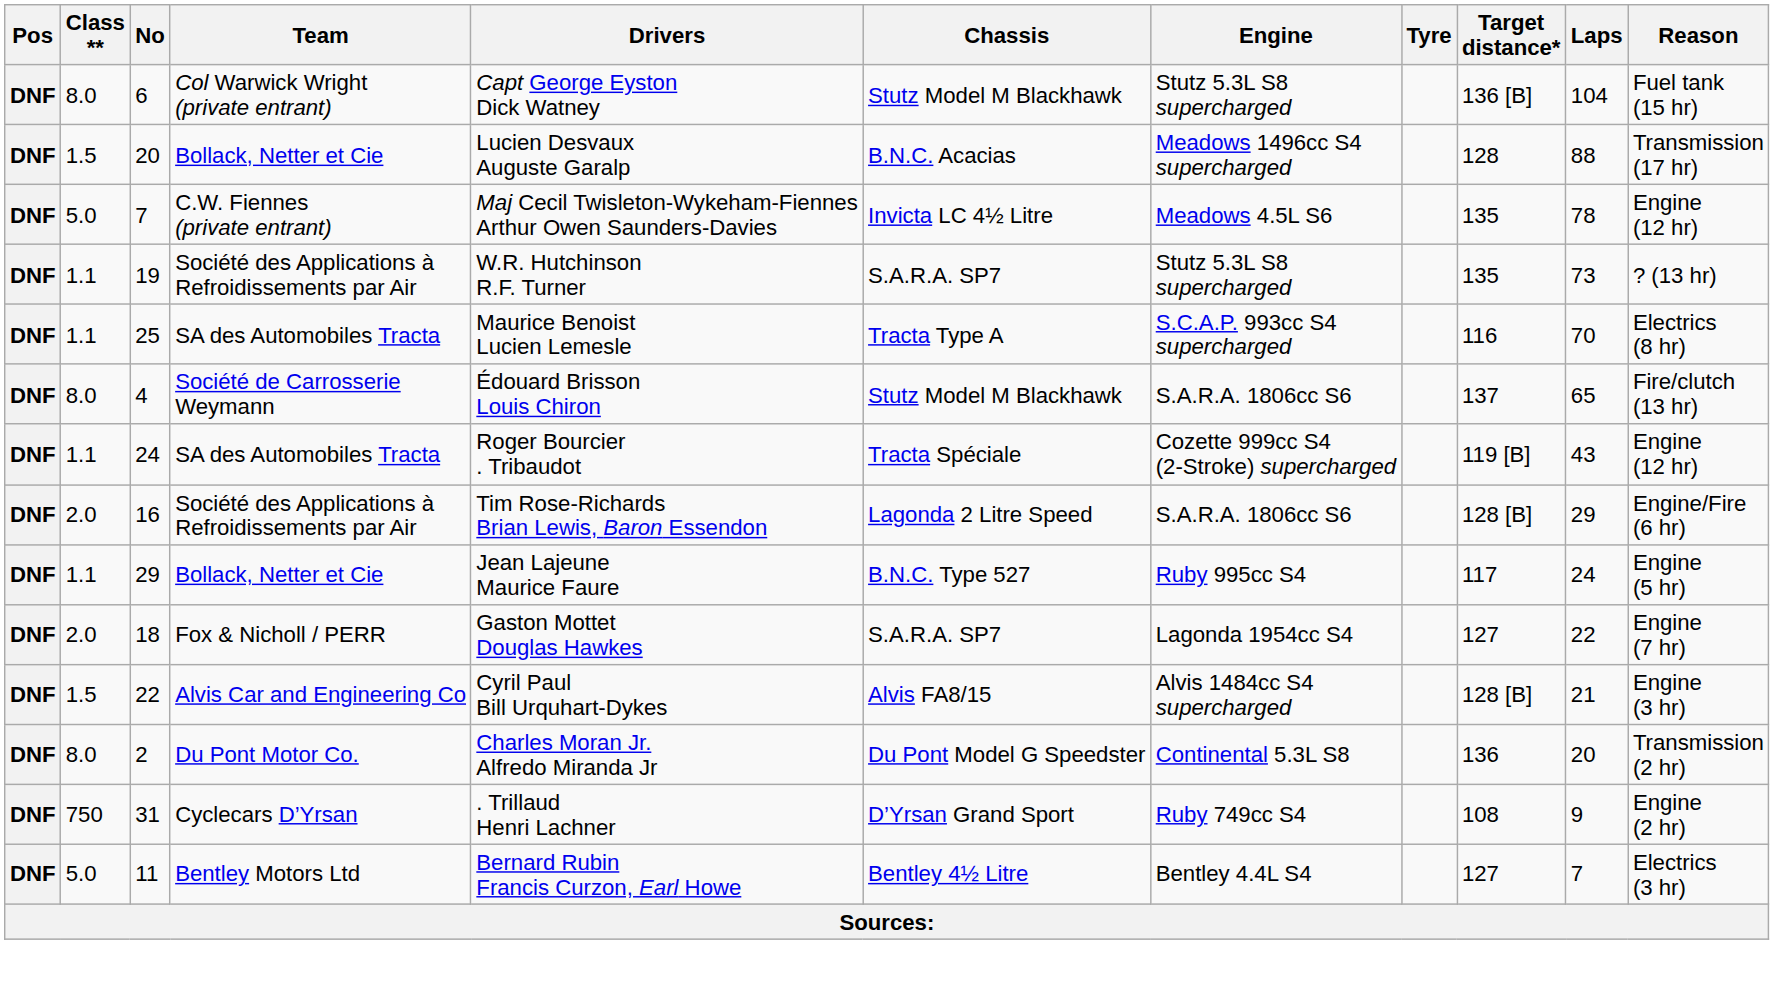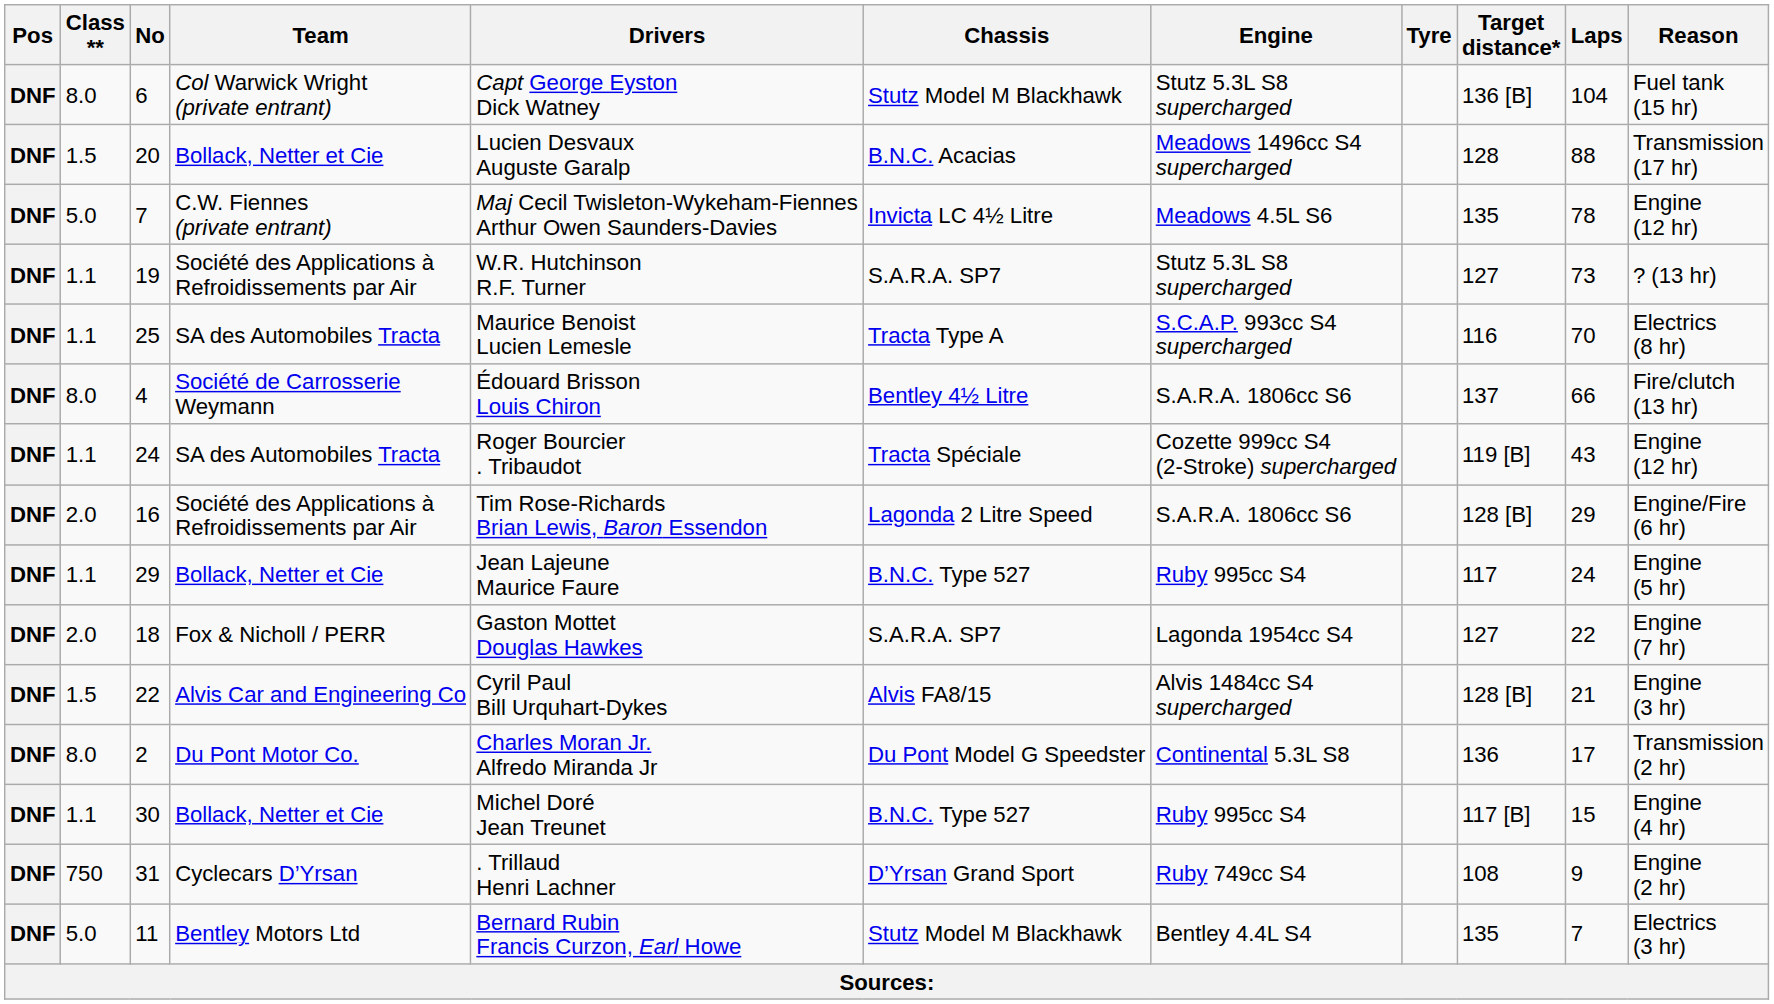(1480, 275) 135 -> (1480, 275) 127
(995, 395) Stutz Model M Blackhawk -> (948, 395) Bentley 4½ Litre
(1583, 395) 65 -> (1583, 395) 66
(1583, 754) 20 -> (1583, 754) 17
+ row: (148, 814)
(948, 874) Bentley 4½ Litre -> (995, 934) Stutz Model M Blackhawk
(1480, 874) 127 -> (1480, 934) 135
